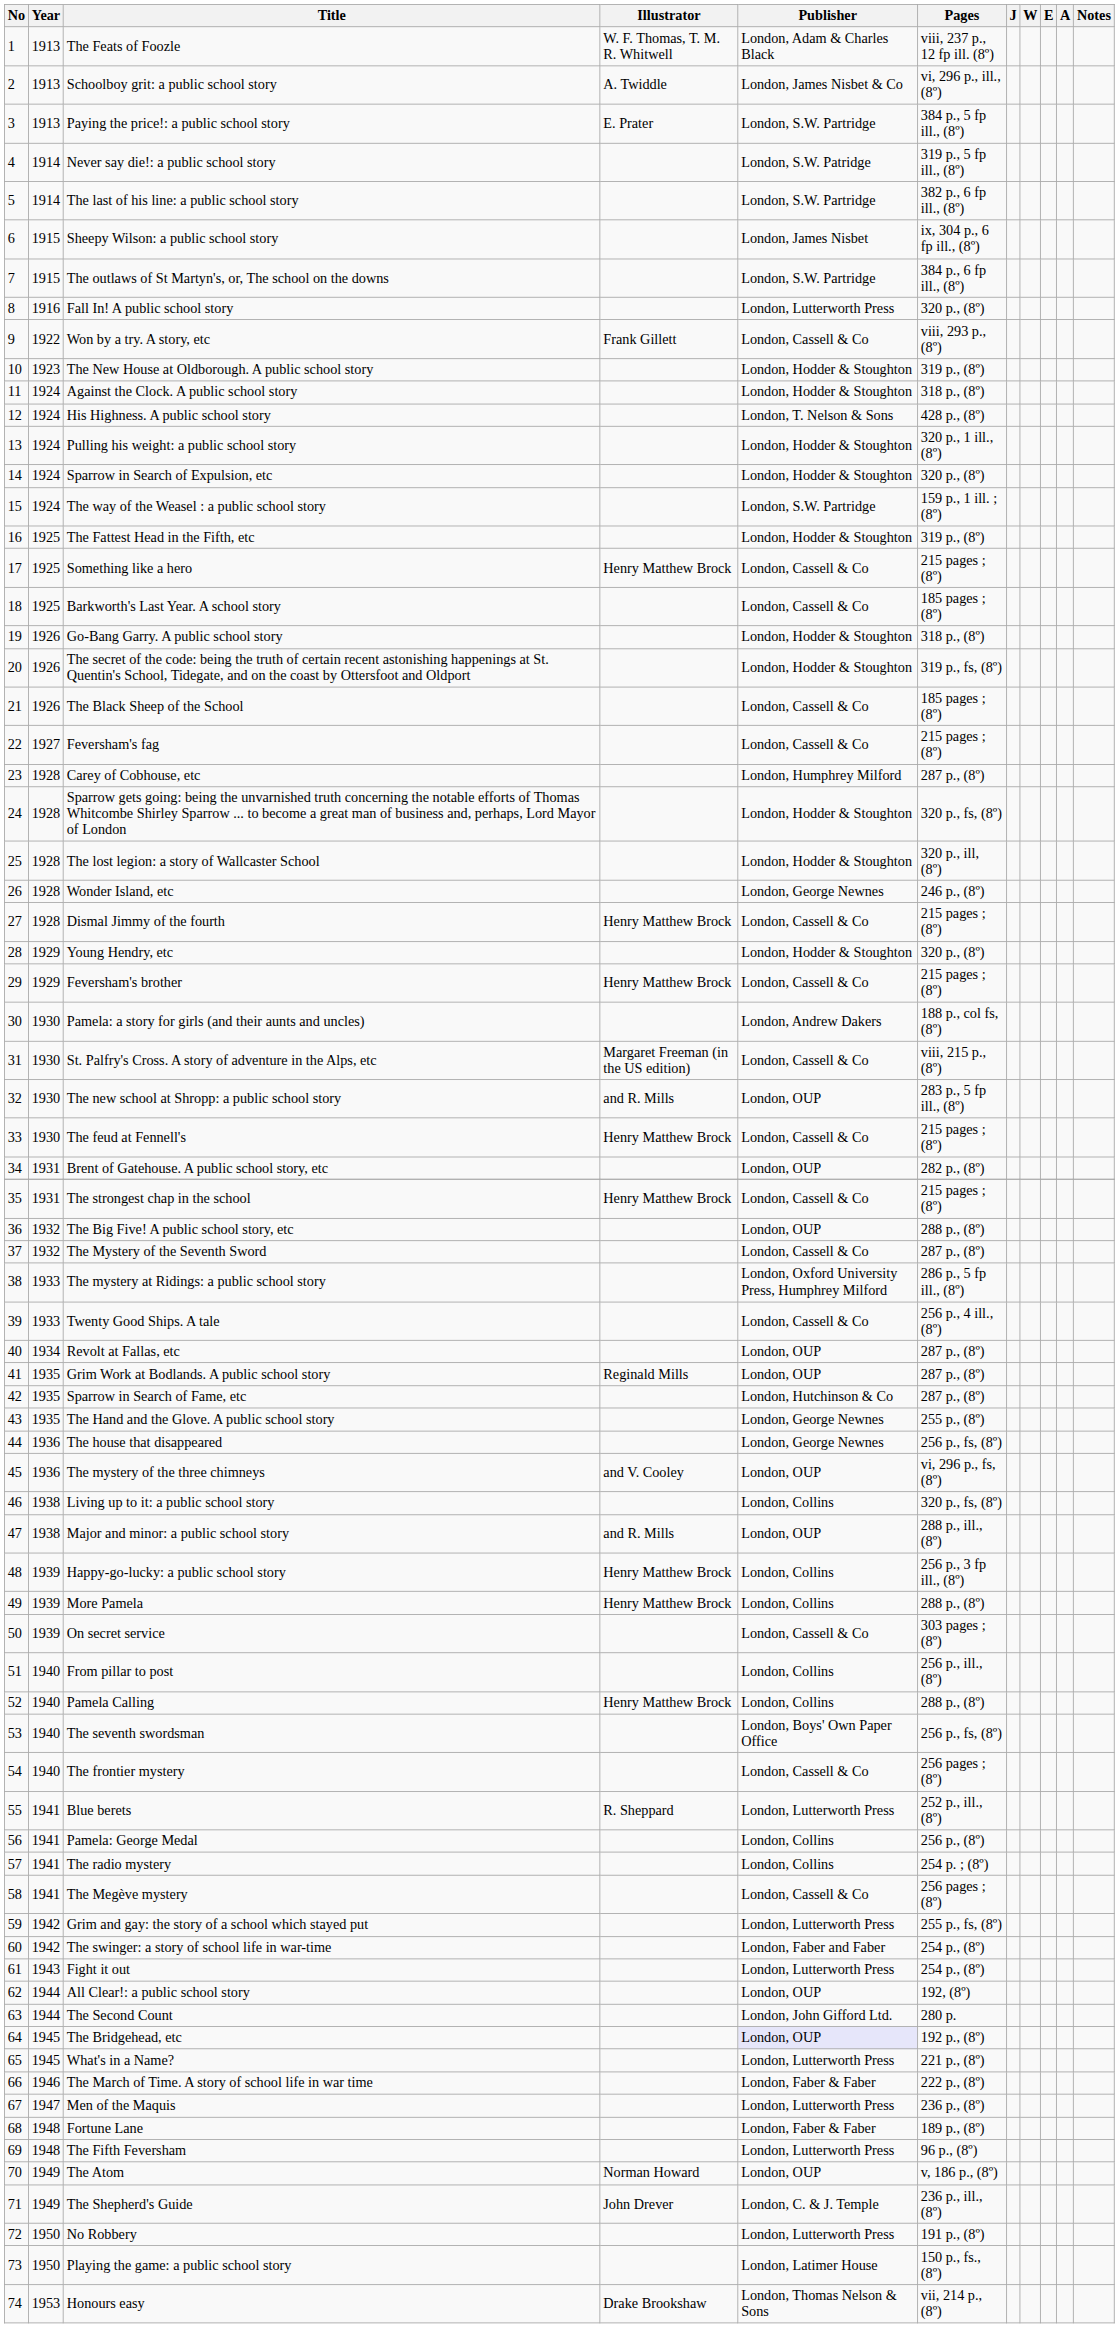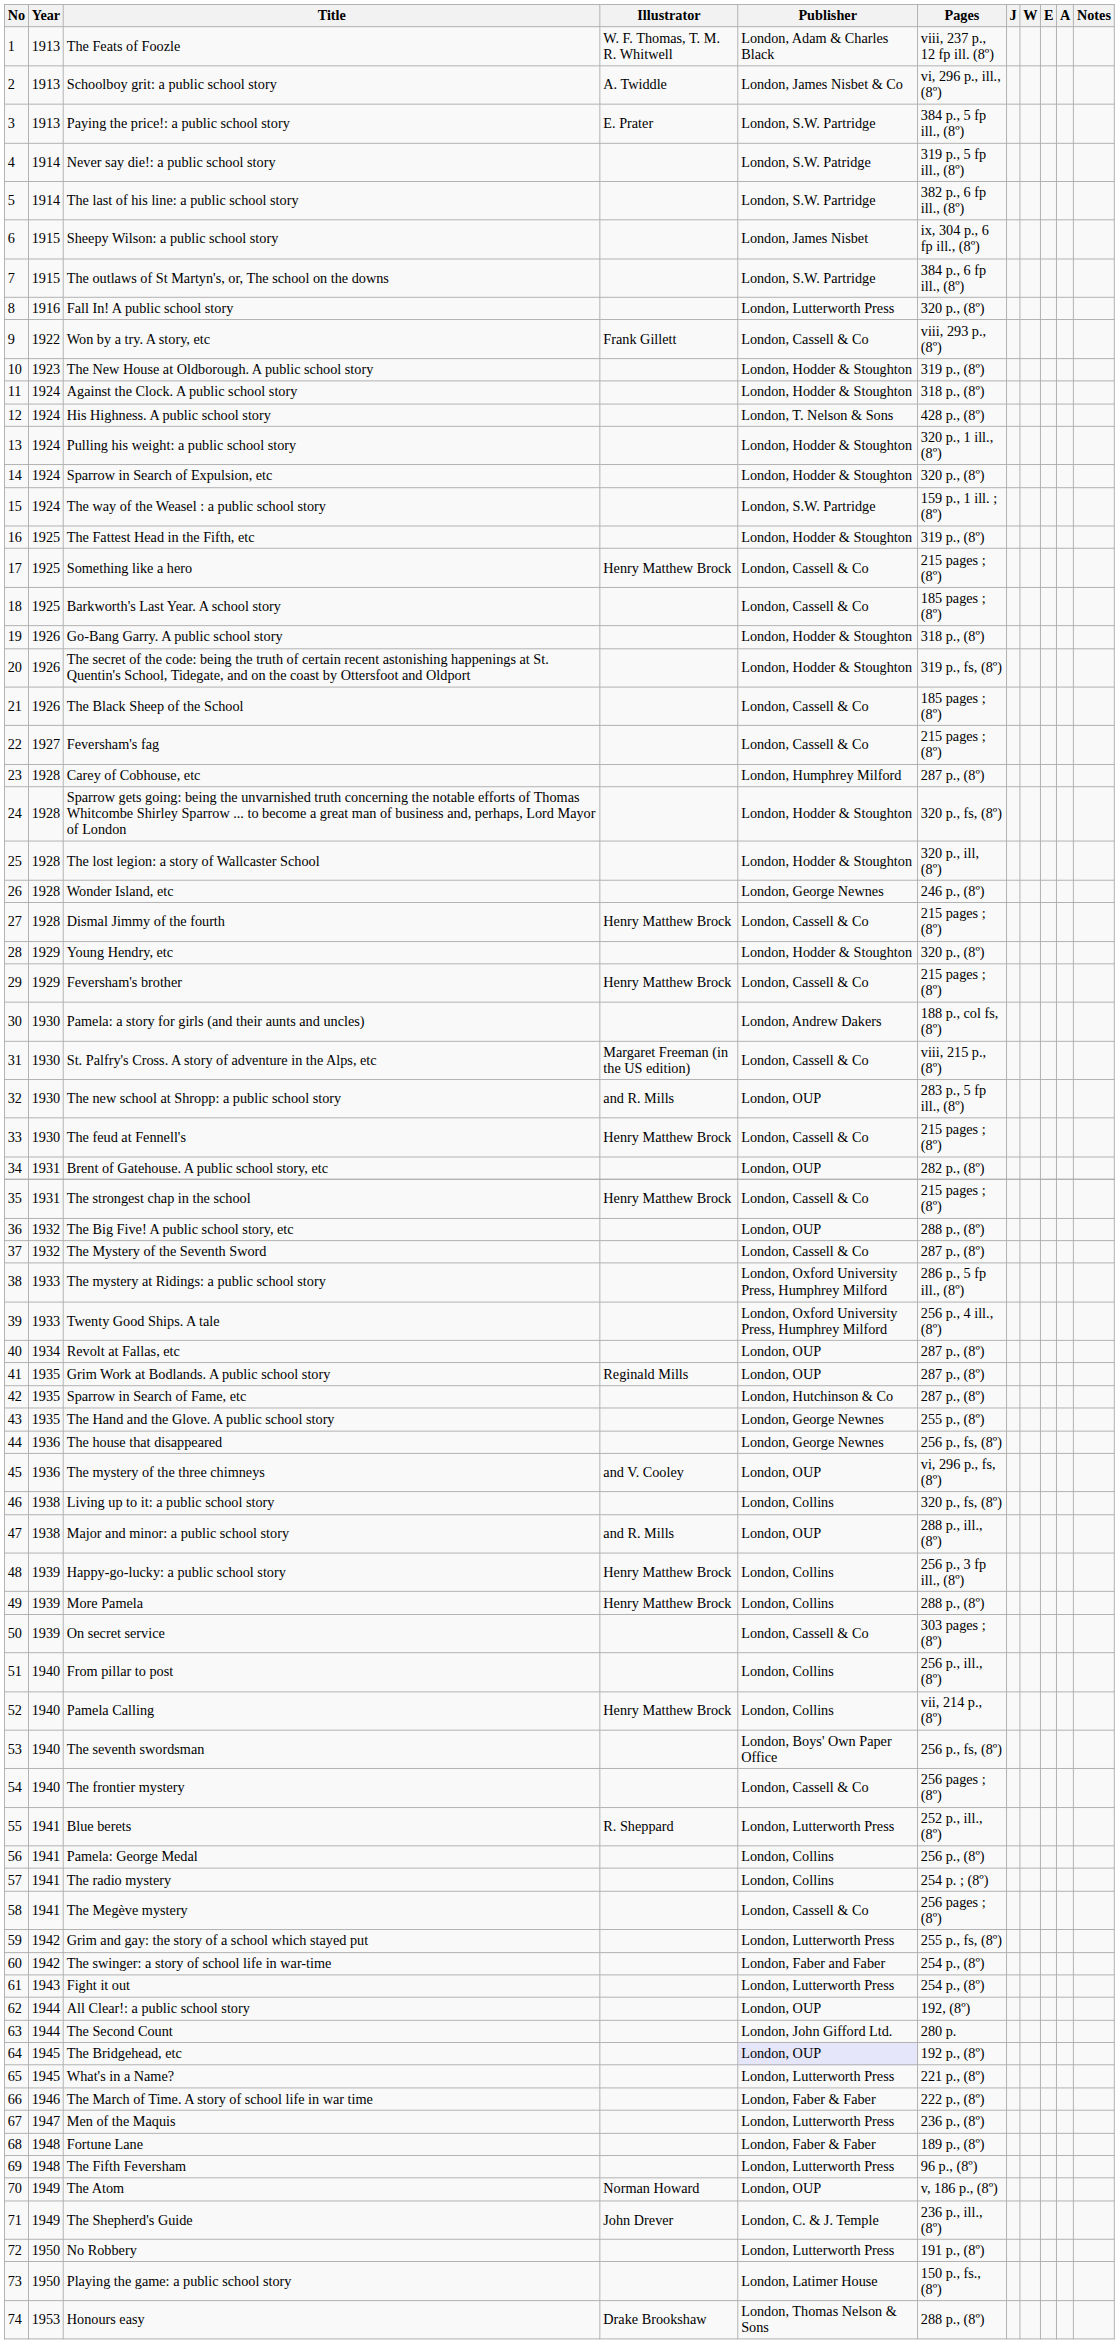(805, 1321) London, Cassell & Co -> (819, 1321) London, Oxford University Press, Humphrey Milford
(953, 1702) 288 p., (8º) -> (951, 1710) vii, 214 p., (8º)
(951, 2303) vii, 214 p., (8º) -> (953, 2319) 288 p., (8º)
